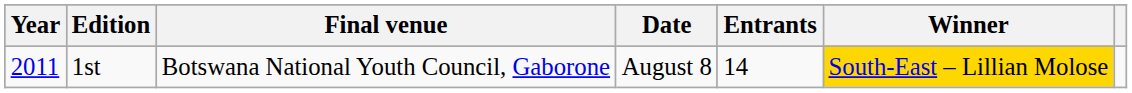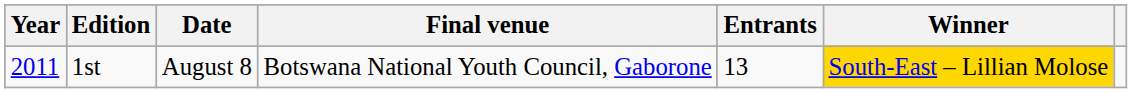columns swapped: (667, 25) <-> (386, 25)
(736, 66) 14 -> (736, 66) 13
